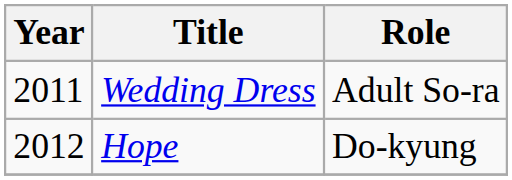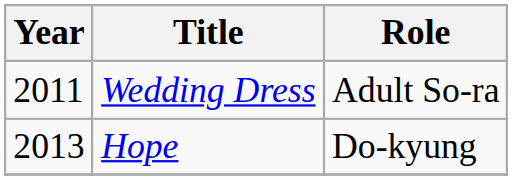(49, 145) 2012 -> (49, 145) 2013
